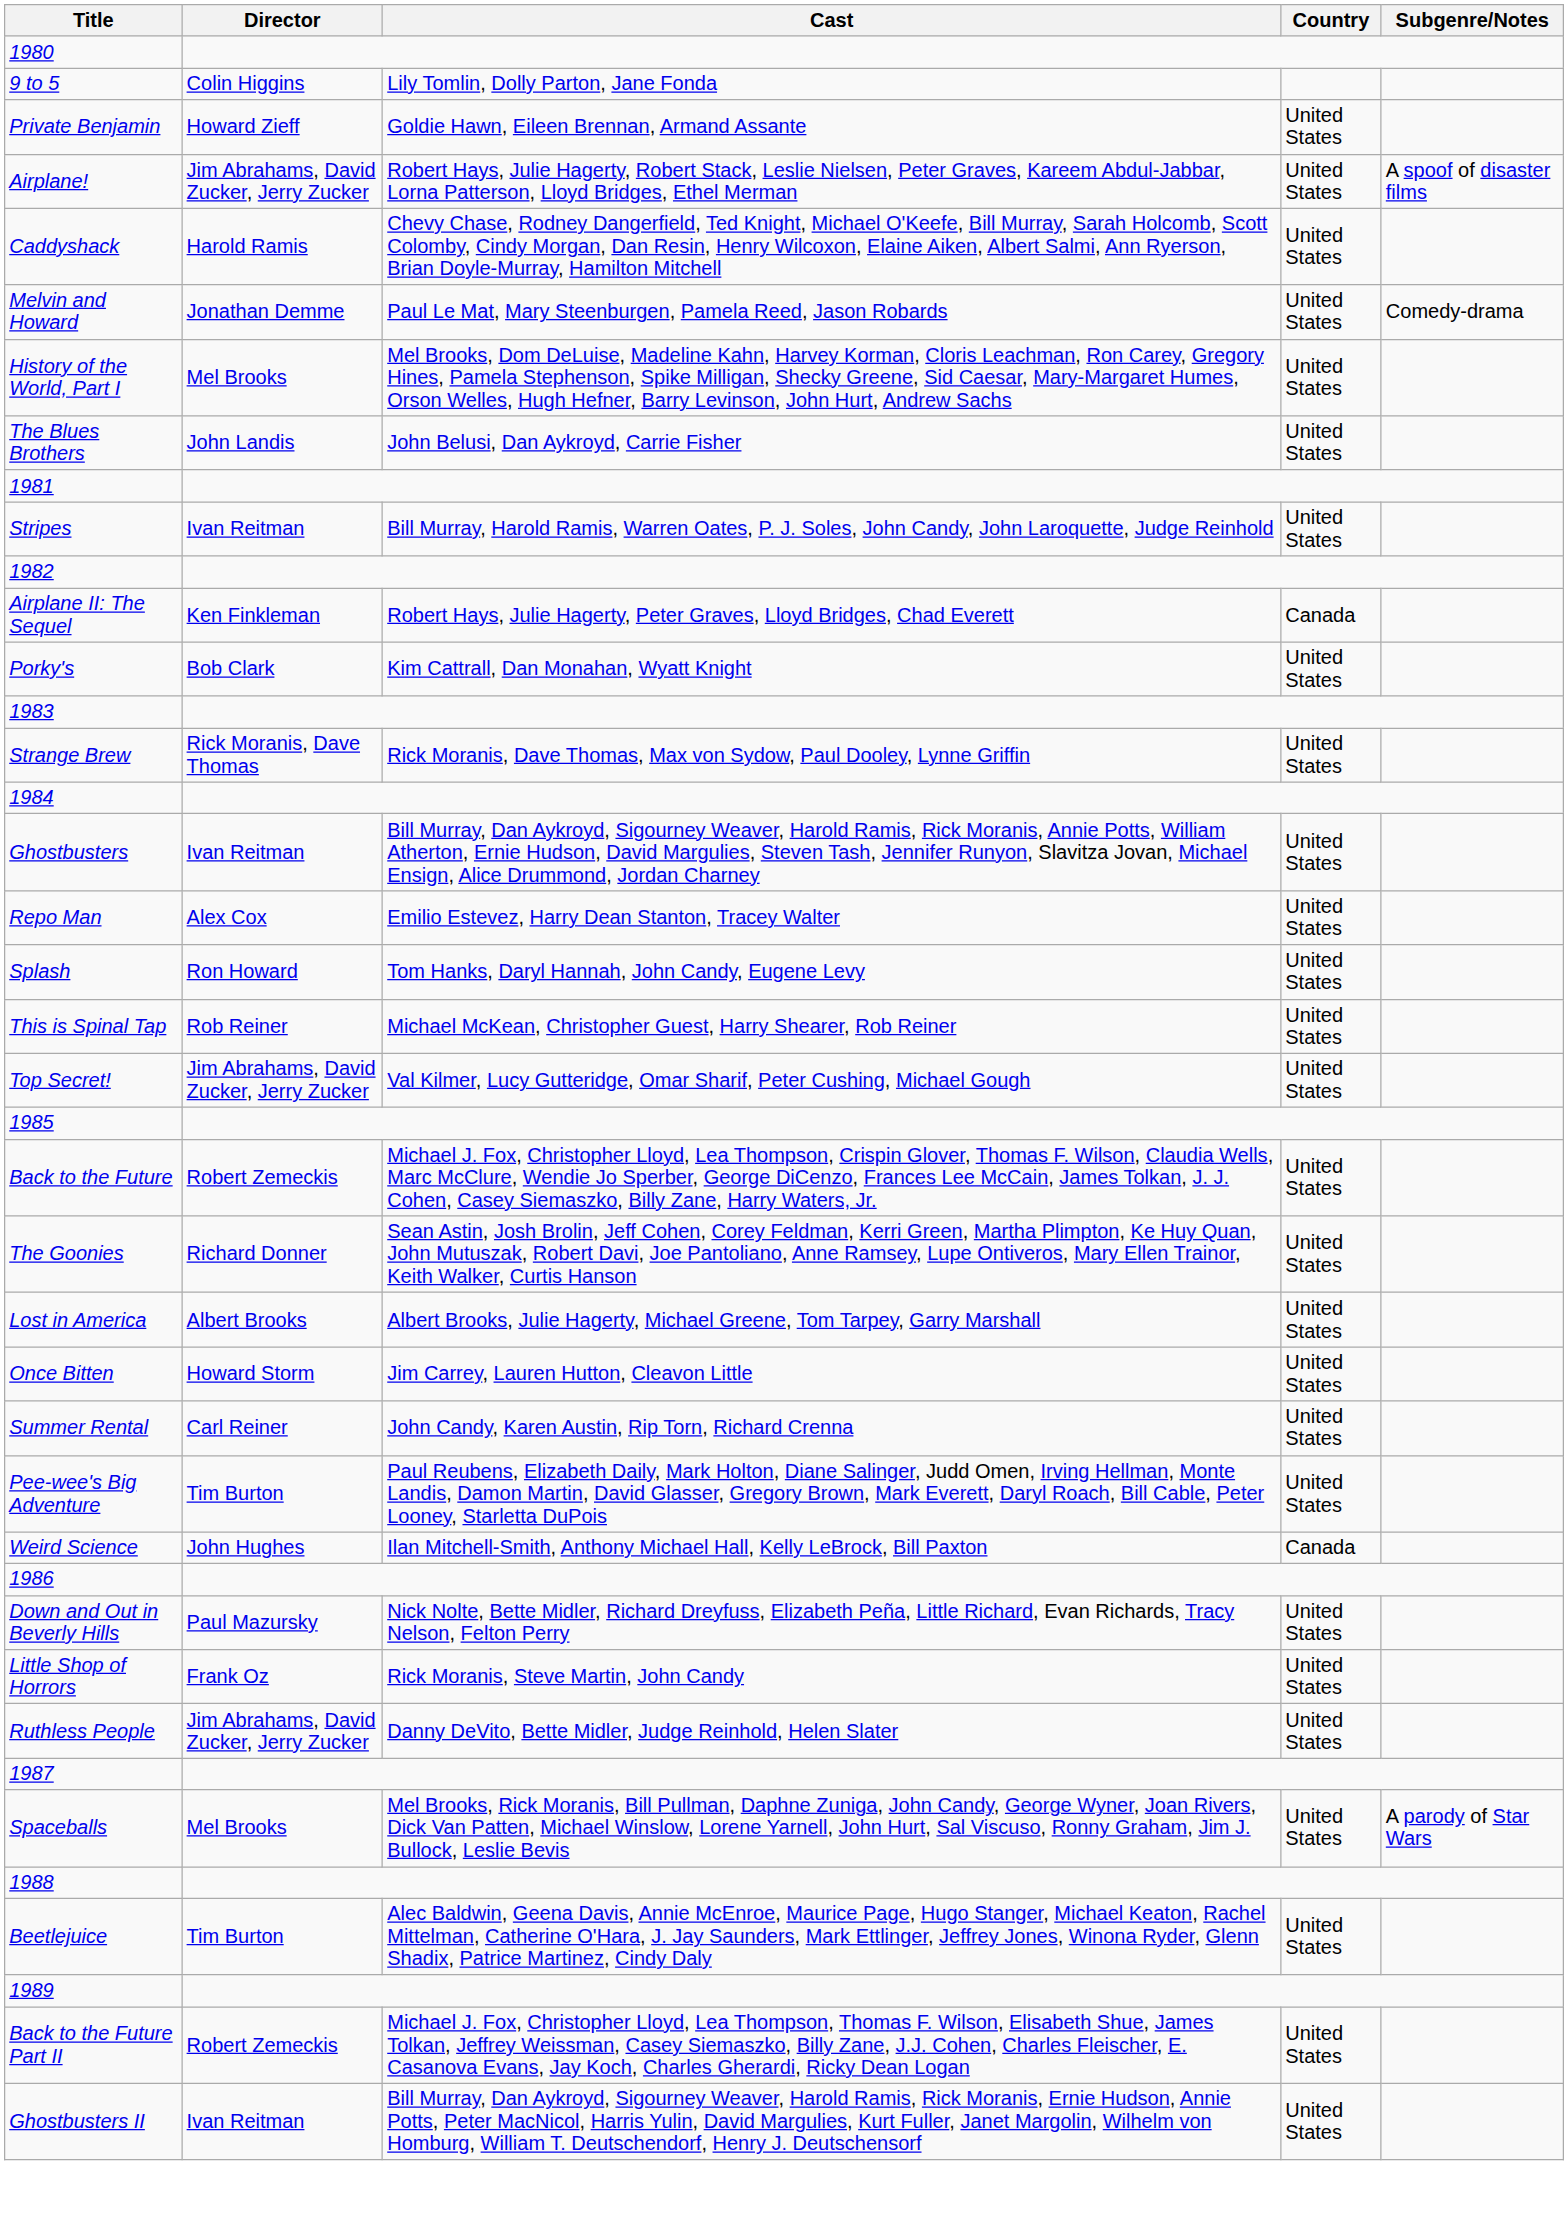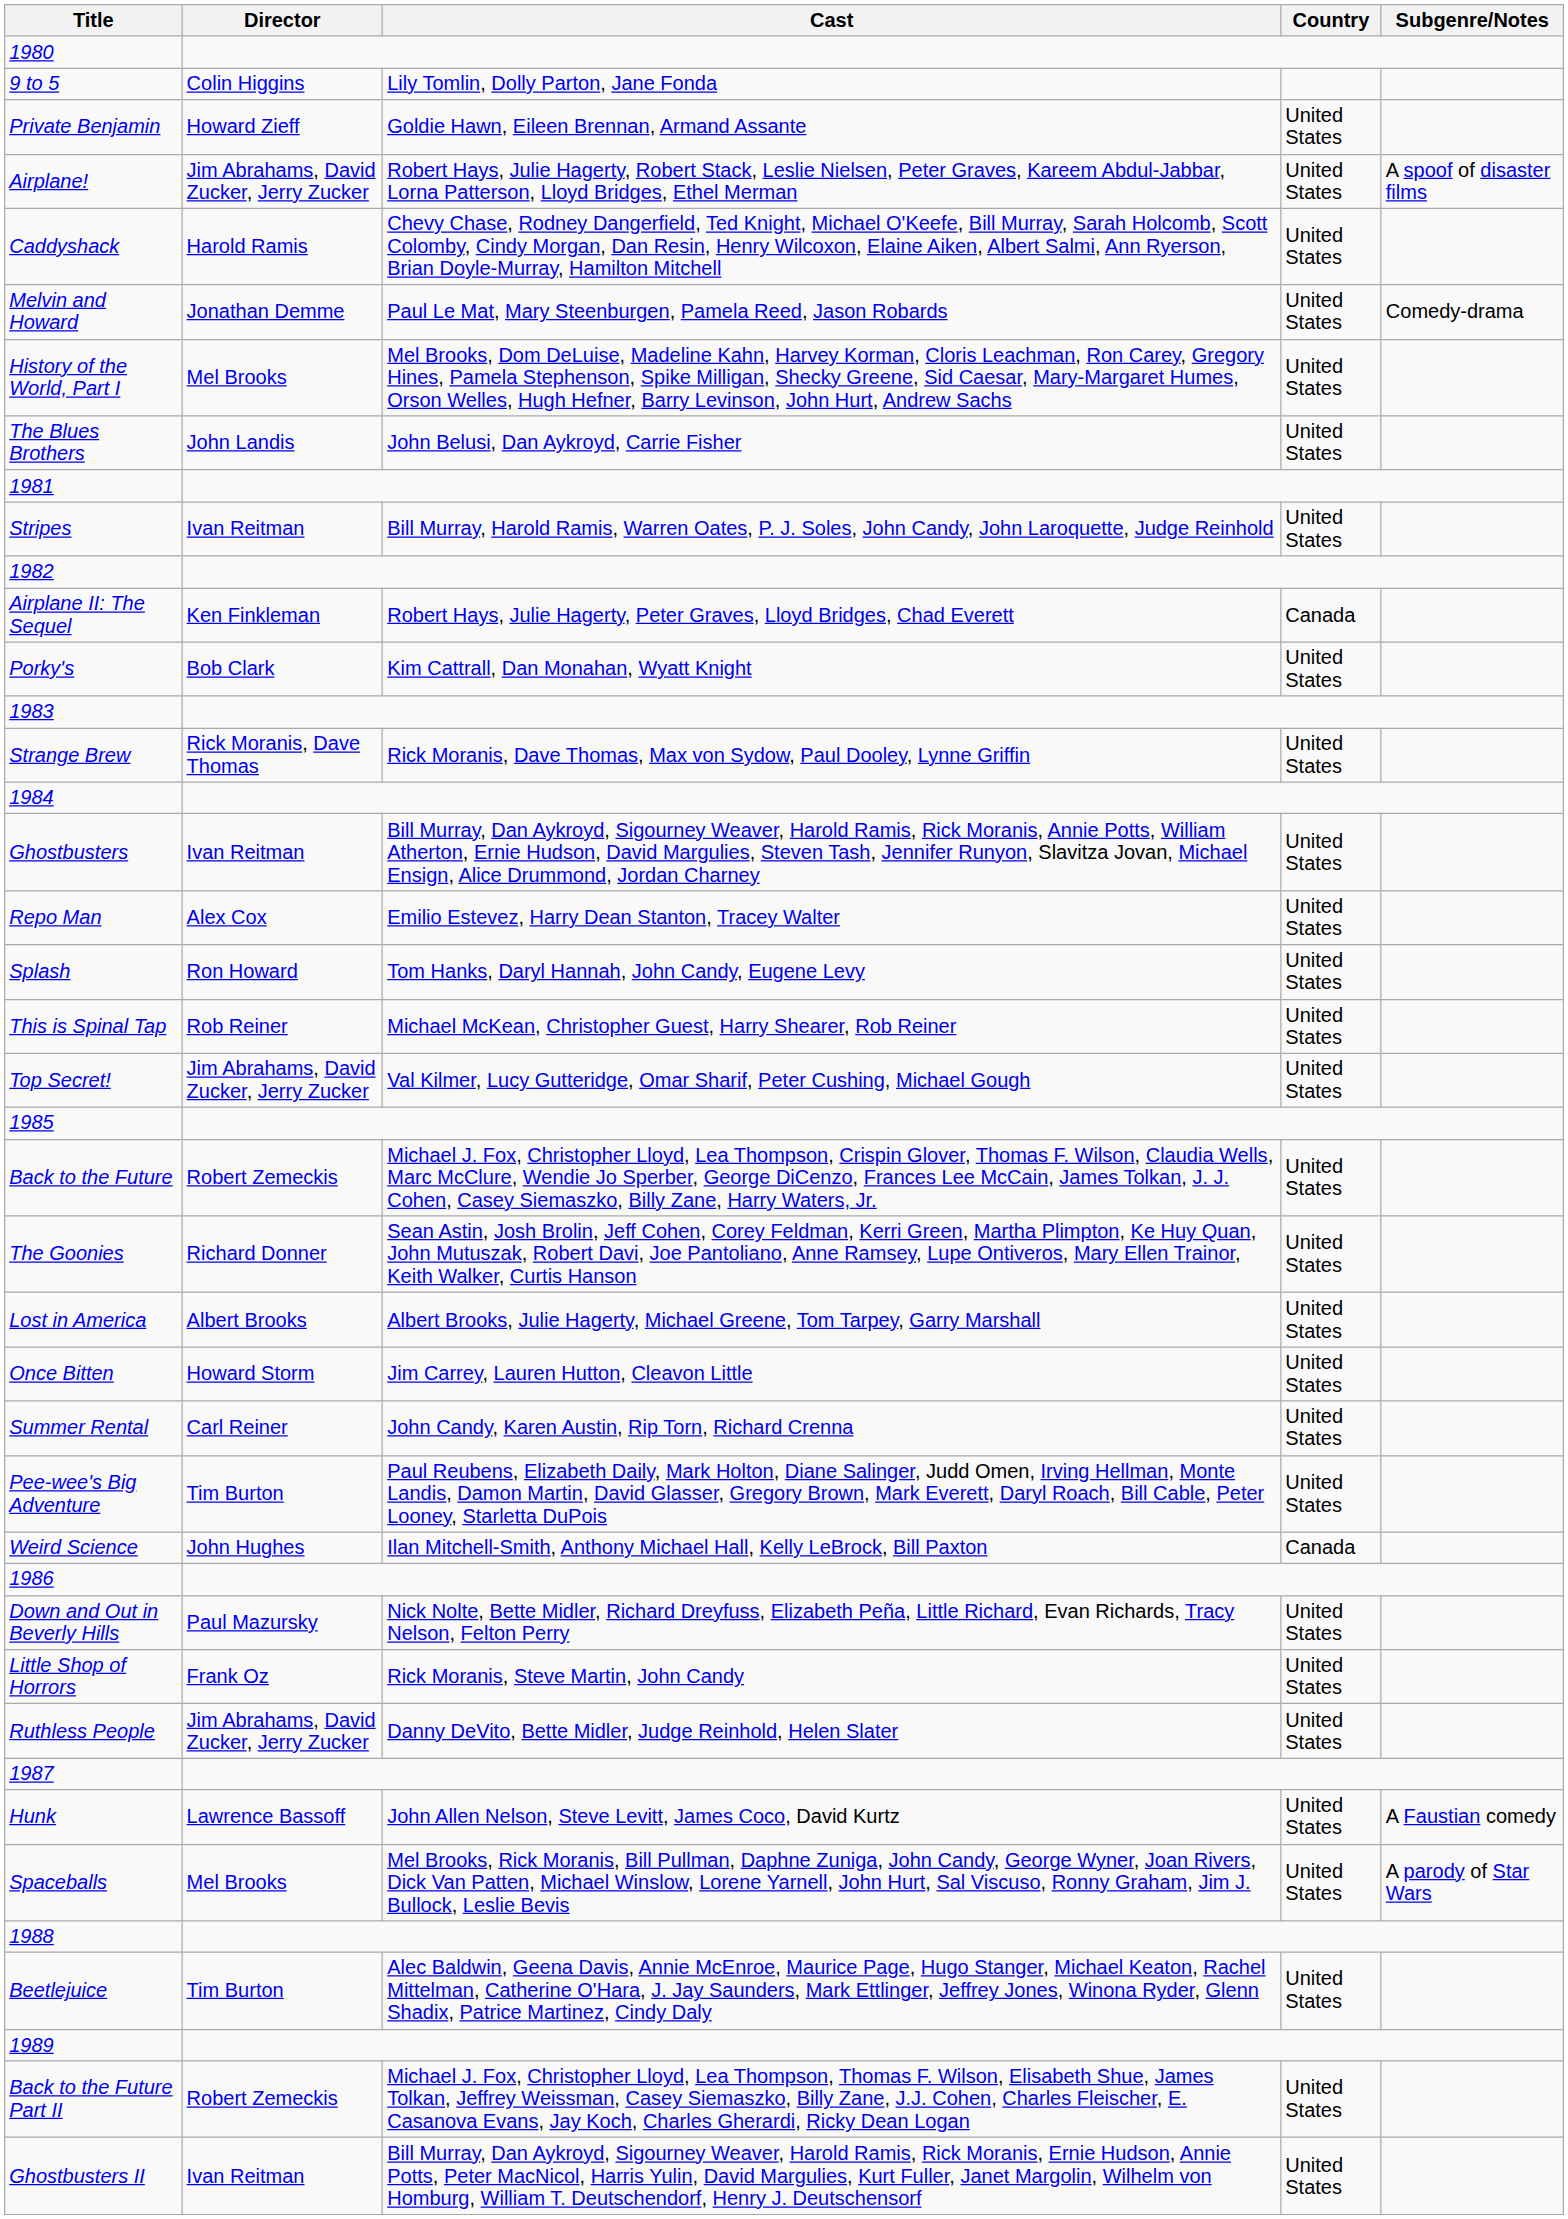+ row: (33, 1816)
